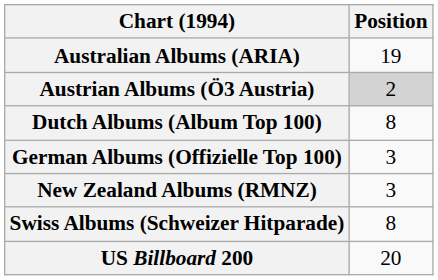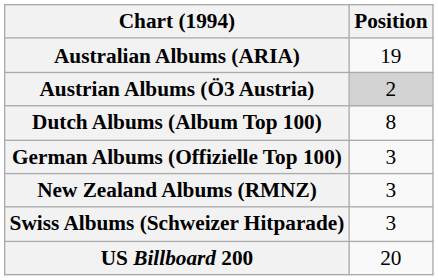(391, 223) 8 -> (391, 223) 3
